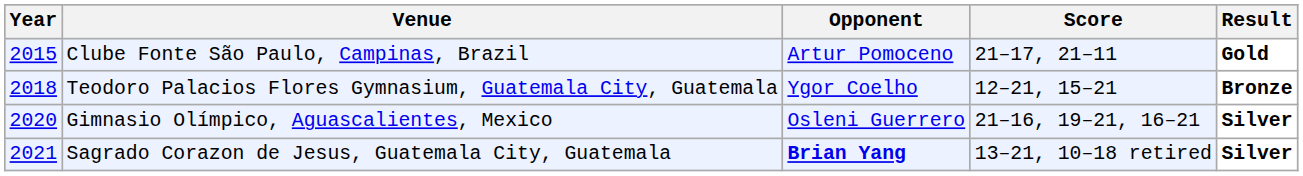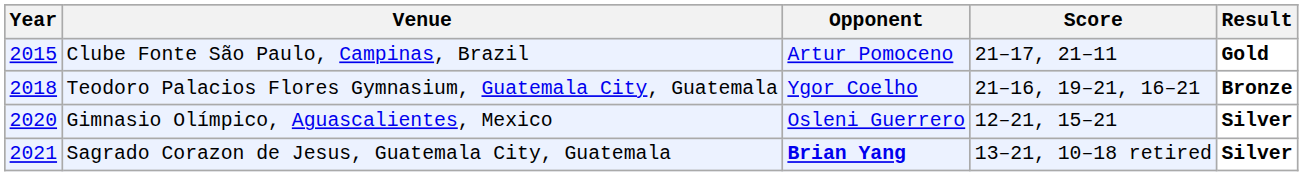(1046, 88) 12–21, 15–21 -> (1087, 88) 21–16, 19–21, 16–21
(1087, 121) 21–16, 19–21, 16–21 -> (1046, 121) 12–21, 15–21
